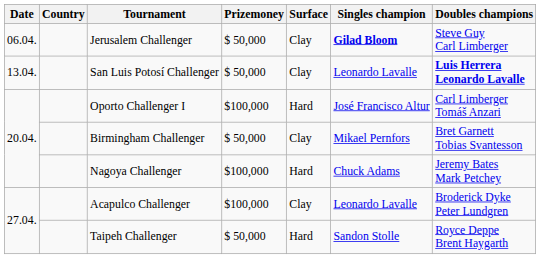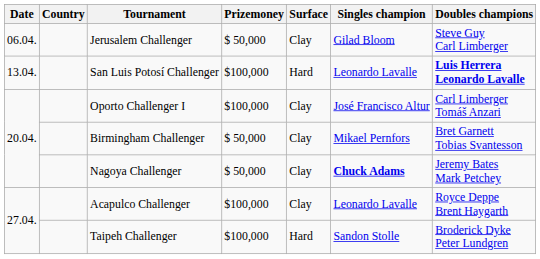(365, 39) bold -> (364, 39) normal
(245, 72) $ 50,000 -> (246, 72) $100,000
(300, 72) Clay -> (301, 72) Hard
(301, 105) Hard -> (300, 105) Clay
(246, 170) $100,000 -> (245, 170) $ 50,000
(301, 170) Hard -> (300, 170) Clay
(367, 170) normal -> (369, 170) bold
(473, 203) Broderick Dyke Peter Lundgren -> (472, 203) Royce Deppe Brent Haygarth
(245, 236) $ 50,000 -> (246, 236) $100,000
(472, 236) Royce Deppe Brent Haygarth -> (473, 236) Broderick Dyke Peter Lundgren
